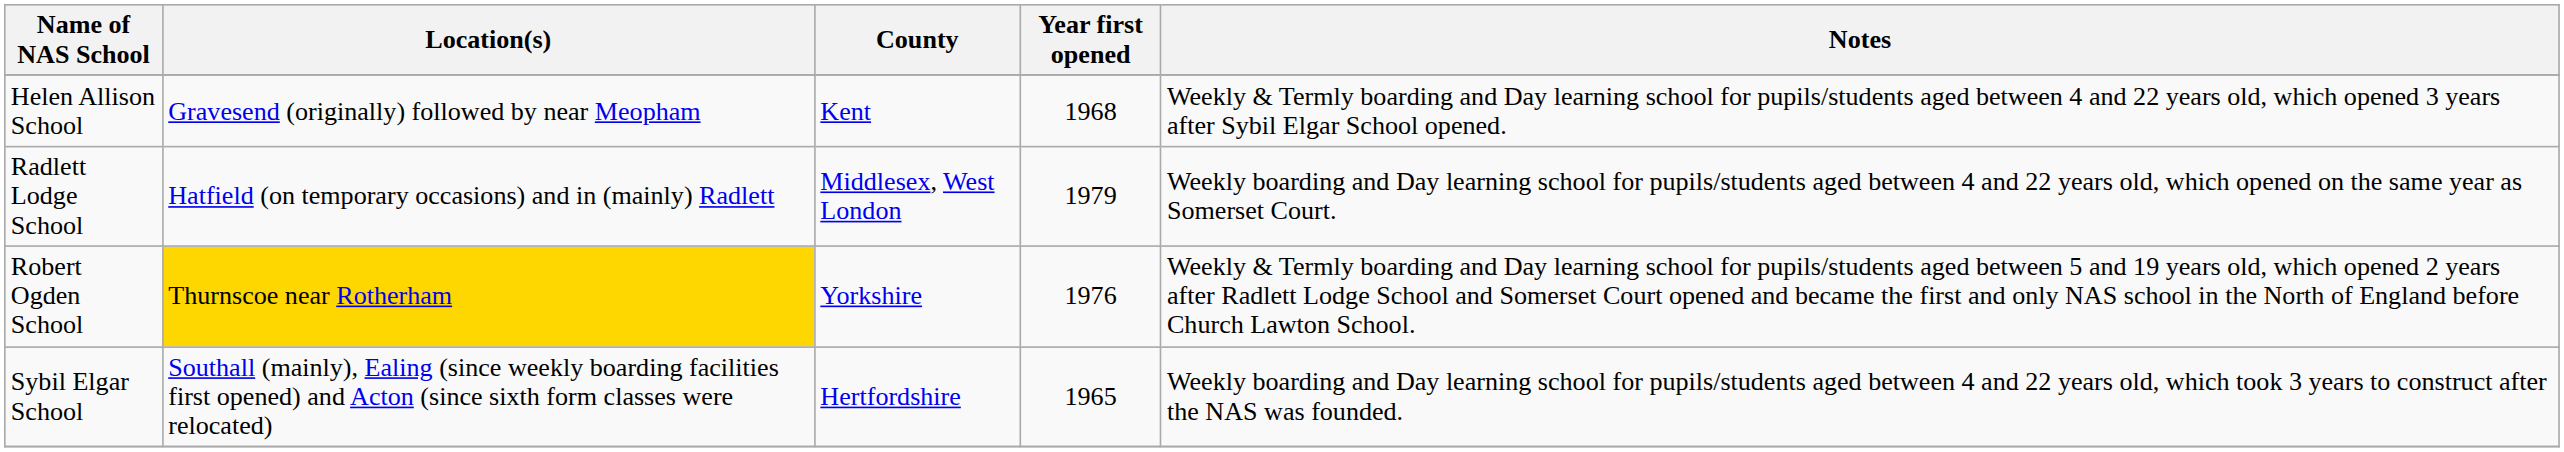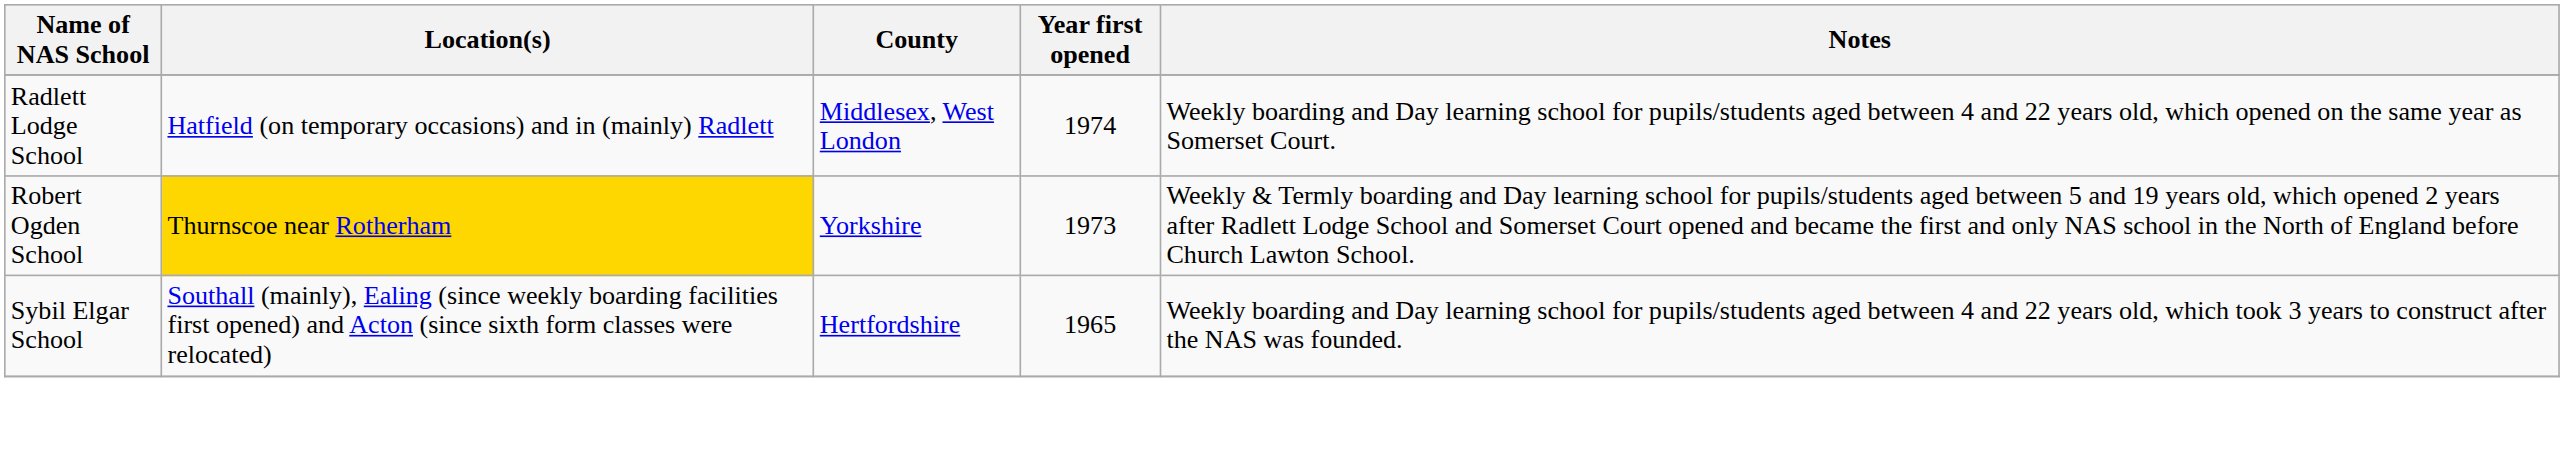- row: (83, 110)
(1091, 195) 1979 -> (1090, 125) 1974
(1091, 295) 1976 -> (1090, 225) 1973
